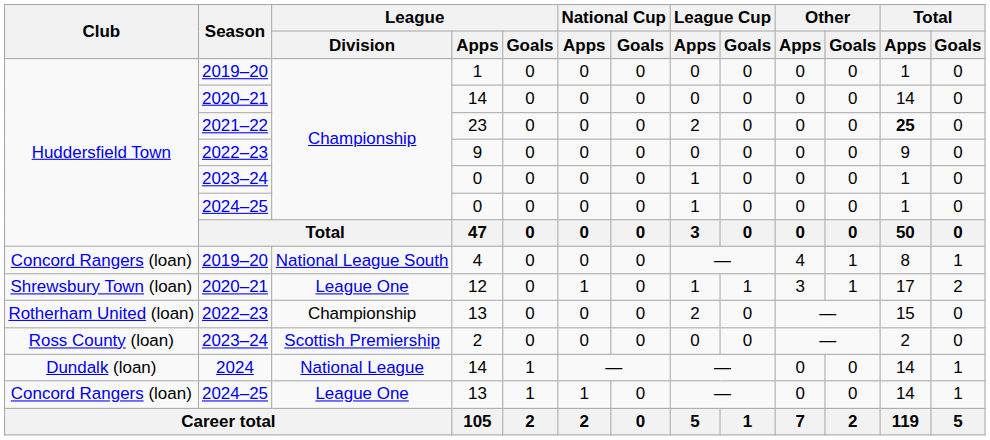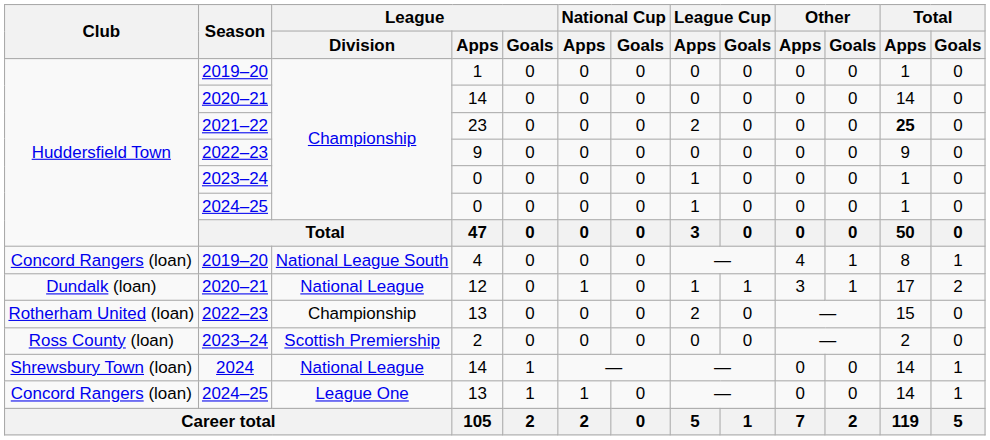(101, 286) Shrewsbury Town (loan) -> (101, 286) Dundalk (loan)
(362, 286) League One -> (362, 286) National League
(101, 367) Dundalk (loan) -> (101, 367) Shrewsbury Town (loan)
